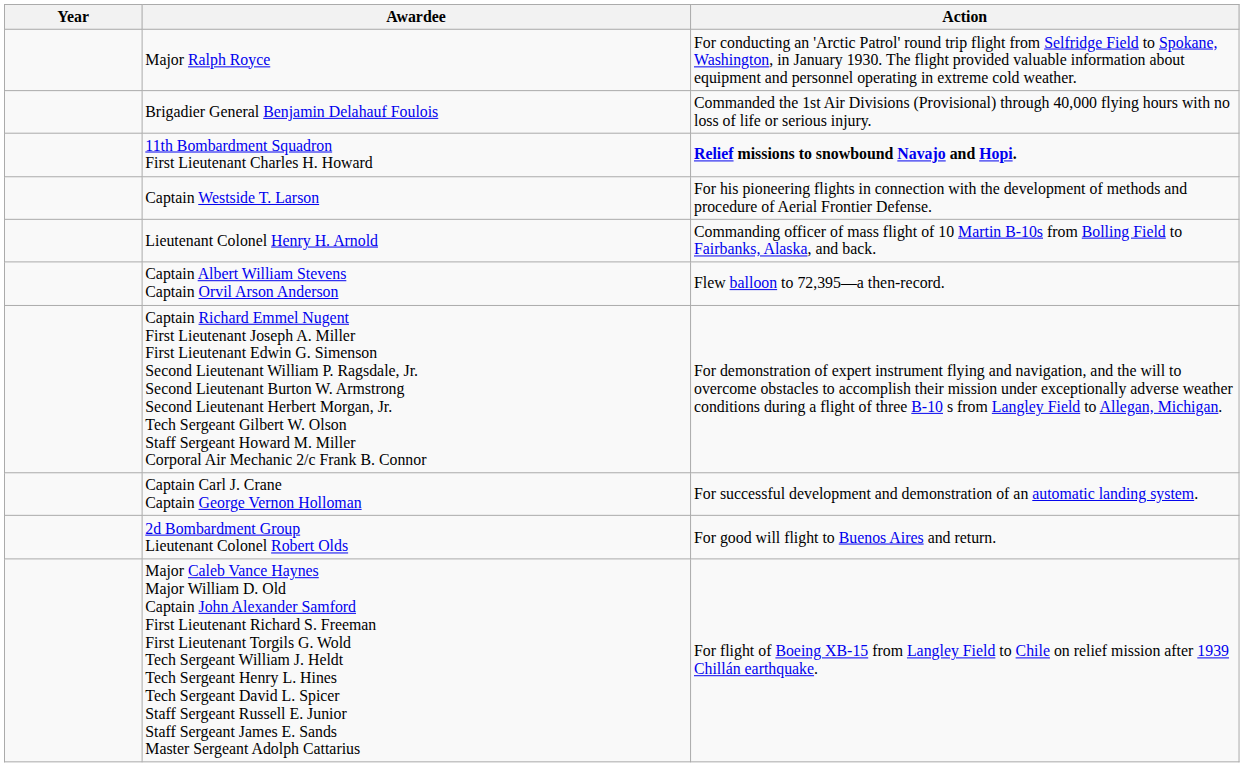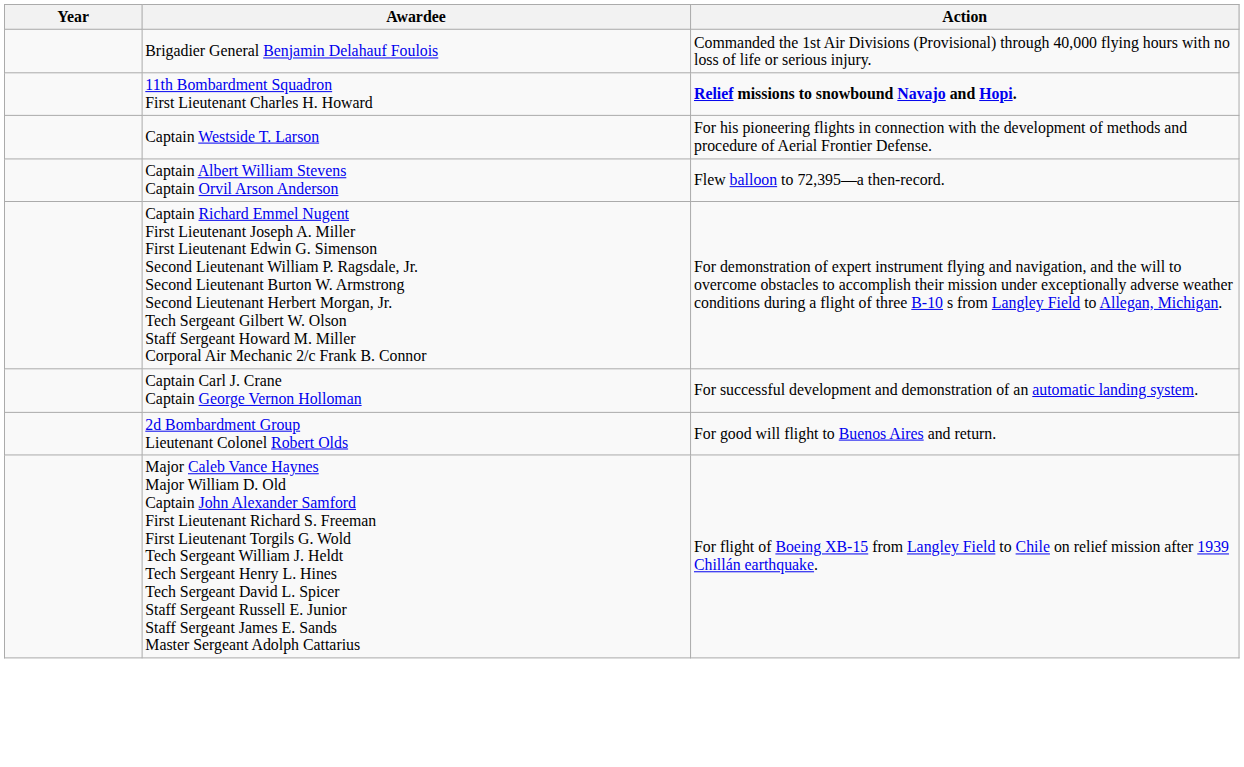- row: (208, 60)
- row: (262, 240)
